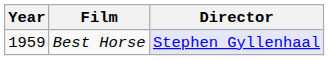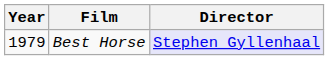(27, 42) 1959 -> (27, 42) 1979
